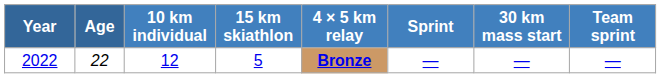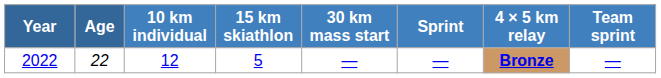columns swapped: (522, 26) <-> (344, 26)
